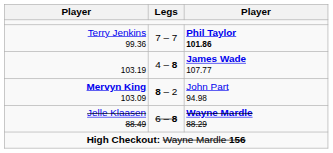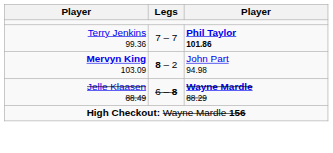- row: (133, 71)
